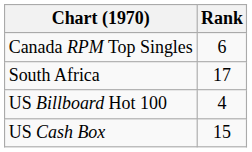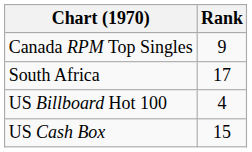(222, 47) 6 -> (222, 47) 9
